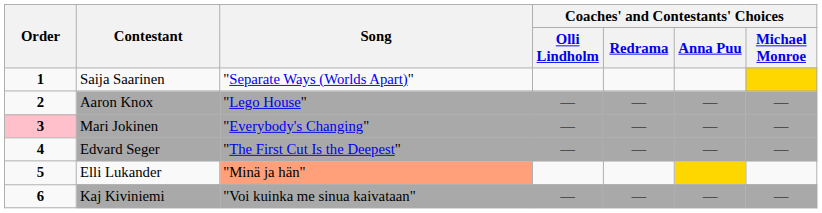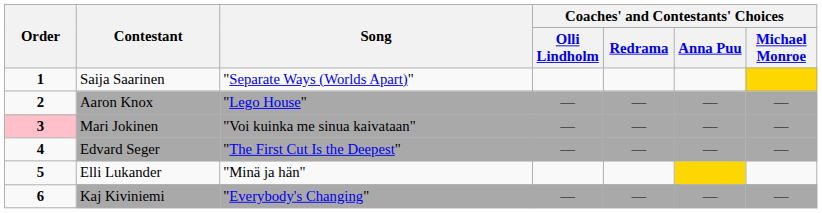(296, 126) "Everybody's Changing" -> (319, 126) "Voi kuinka me sinua kaivataan"
(264, 172) lightsalmon background -> (264, 172) no background
(319, 196) "Voi kuinka me sinua kaivataan" -> (296, 196) "Everybody's Changing"
